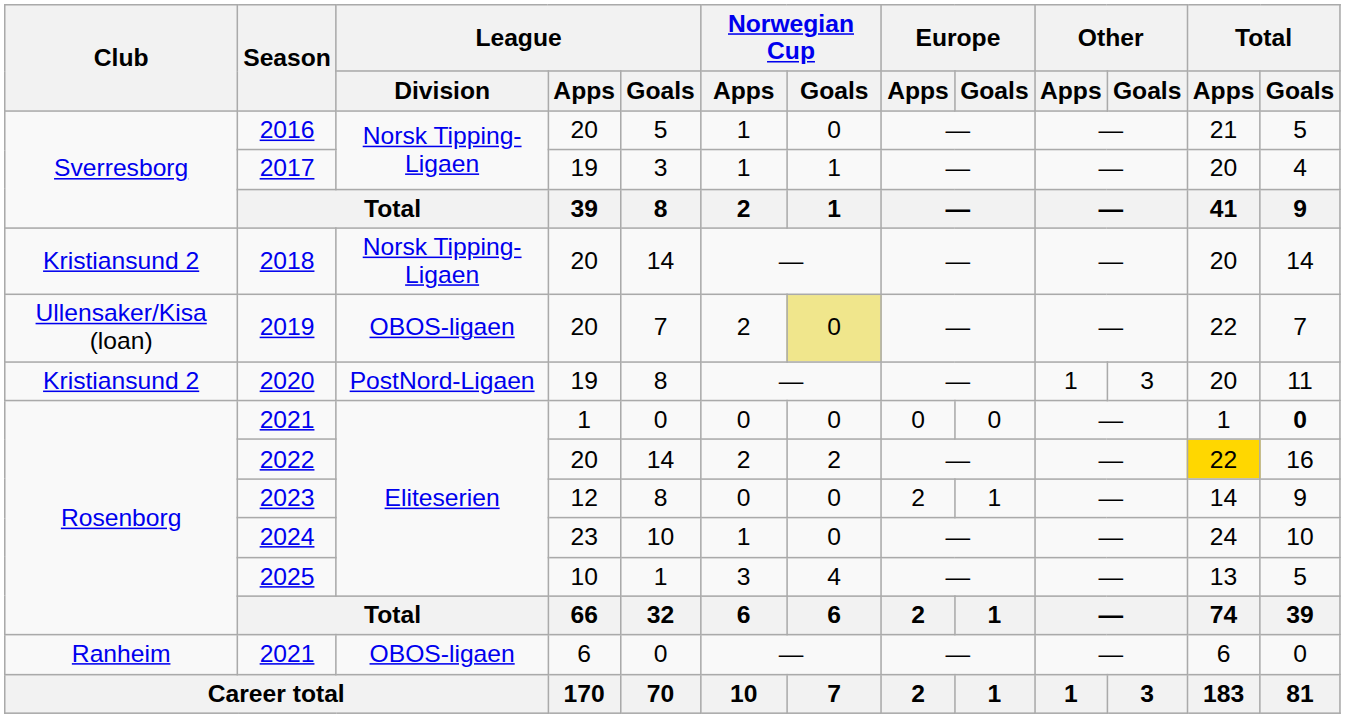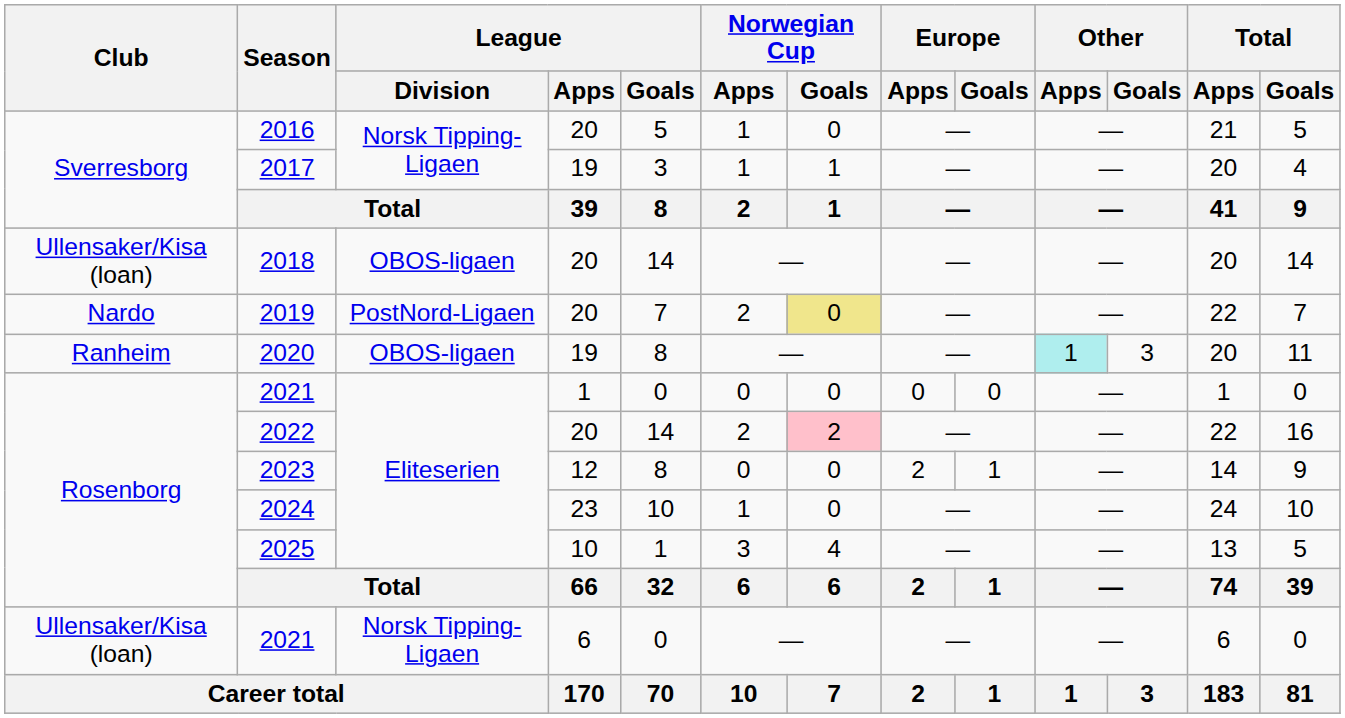(121, 261) Kristiansund 2 -> (121, 261) Ullensaker/Kisa (loan)
(442, 261) Norsk Tipping-Ligaen -> (442, 261) OBOS-ligaen
(121, 327) Ullensaker/Kisa (loan) -> (121, 313) Nardo
(442, 327) OBOS-ligaen -> (442, 313) PostNord-Ligaen
(121, 380) Kristiansund 2 -> (121, 353) Ranheim
(442, 380) PostNord-Ligaen -> (442, 353) OBOS-ligaen
(1071, 380) no background -> (1071, 353) paleturquoise background
(1300, 419) bold -> (1300, 392) normal
(834, 458) no background -> (834, 431) pink background
(1224, 458) gold background -> (1224, 431) no background
(121, 654) Ranheim -> (121, 640) Ullensaker/Kisa (loan)
(442, 654) OBOS-ligaen -> (442, 640) Norsk Tipping-Ligaen
